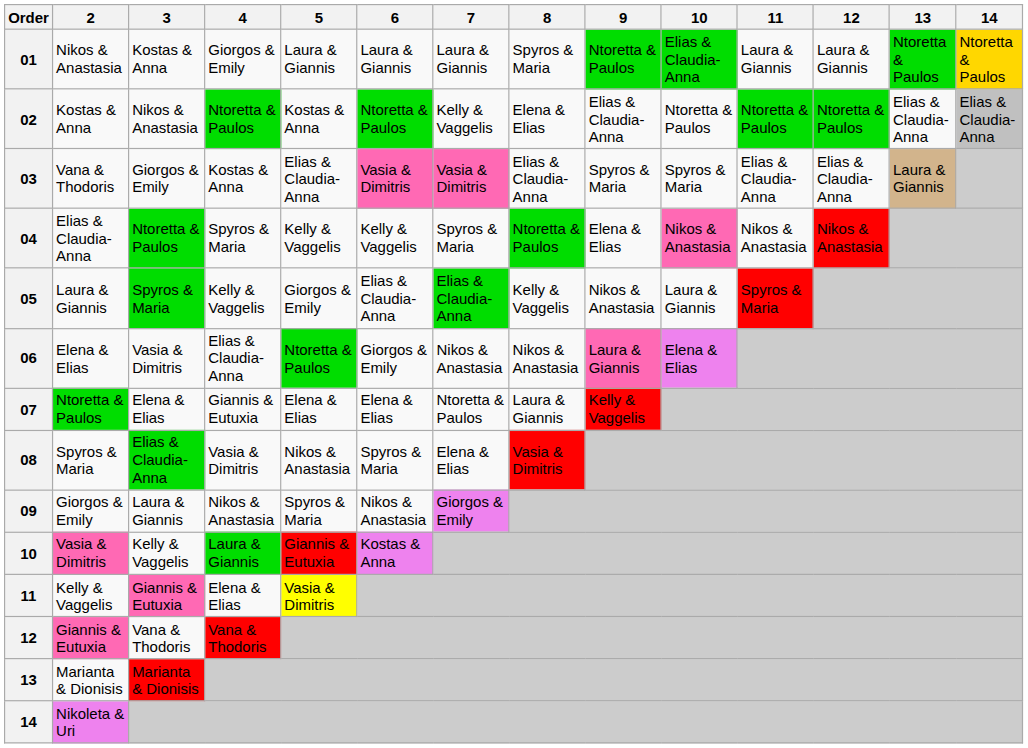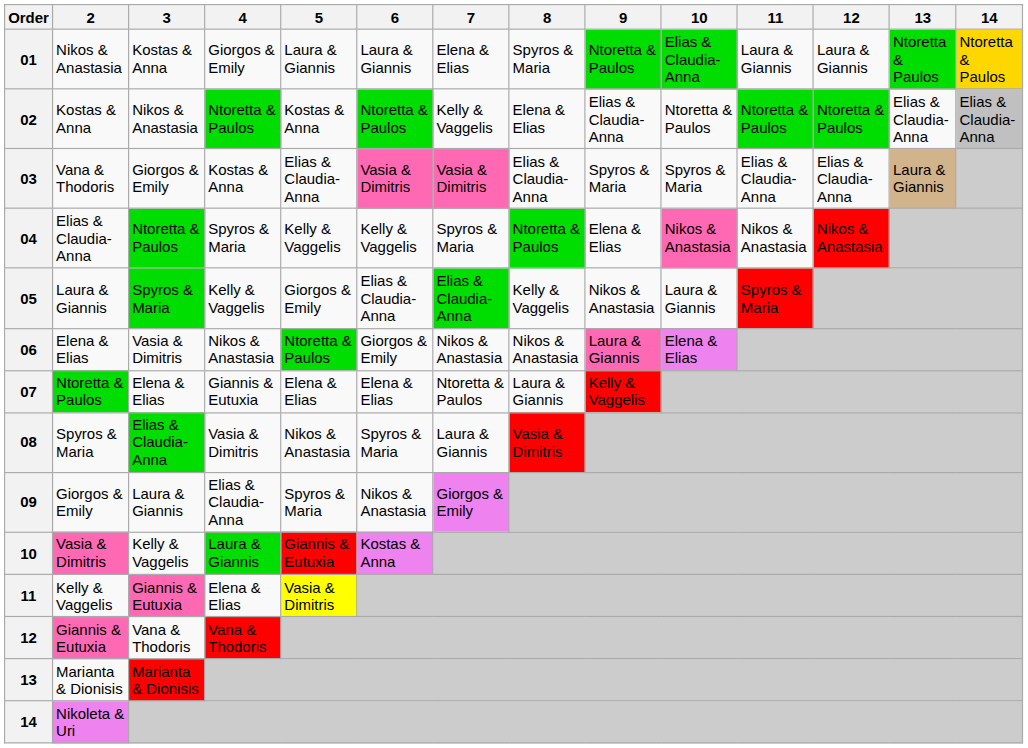(463, 59) Laura & Giannis -> (463, 59) Elena & Elias
(236, 358) Elias & Claudia-Anna -> (241, 349) Nikos & Anastasia
(463, 460) Elena & Elias -> (463, 442) Laura & Giannis
(241, 511) Nikos & Anastasia -> (236, 502) Elias & Claudia-Anna
